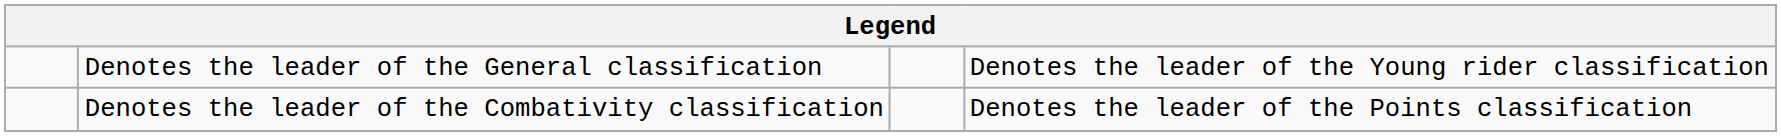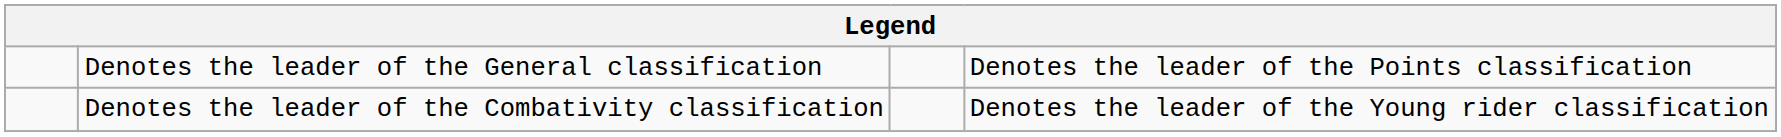(1369, 68) Denotes the leader of the Young rider classification -> (1331, 68) Denotes the leader of the Points classification
(1331, 109) Denotes the leader of the Points classification -> (1369, 109) Denotes the leader of the Young rider classification
